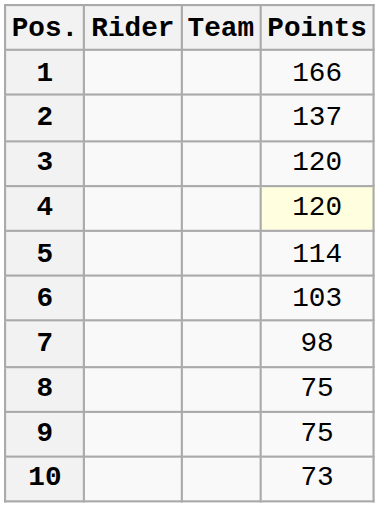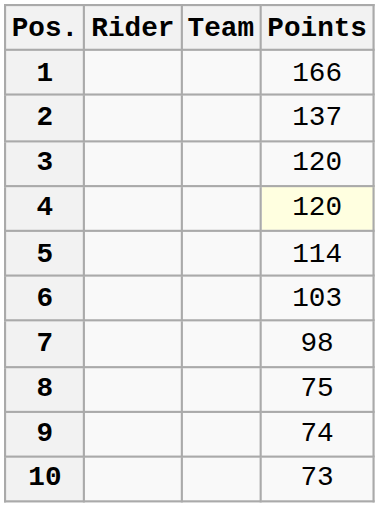(317, 434) 75 -> (317, 434) 74
